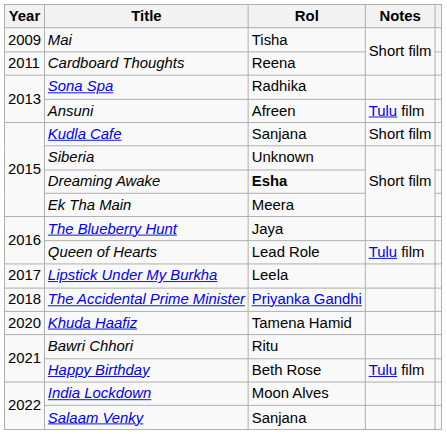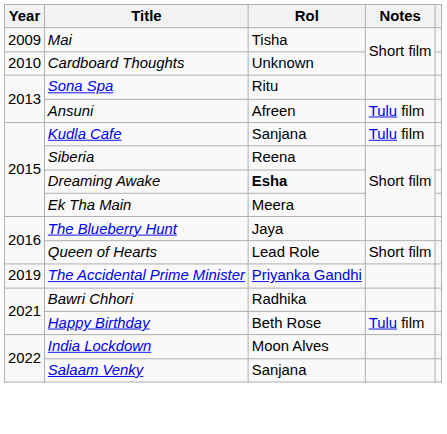(24, 63) 2011 -> (24, 63) 2010
(274, 63) Reena -> (283, 63) Unknown
(279, 87) Radhika -> (265, 87) Ritu
(400, 134) Short film -> (397, 134) Tulu film
(283, 157) Unknown -> (274, 157) Reena
(397, 252) Tulu film -> (400, 252) Short film
- row: (133, 275)
(24, 299) 2018 -> (24, 275) 2019
- row: (93, 323)
(265, 346) Ritu -> (279, 299) Radhika
